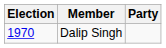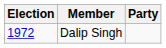(21, 33) 1970 -> (21, 33) 1972
